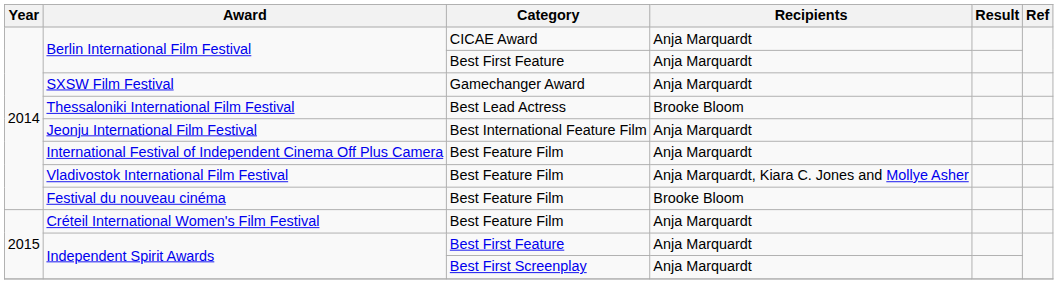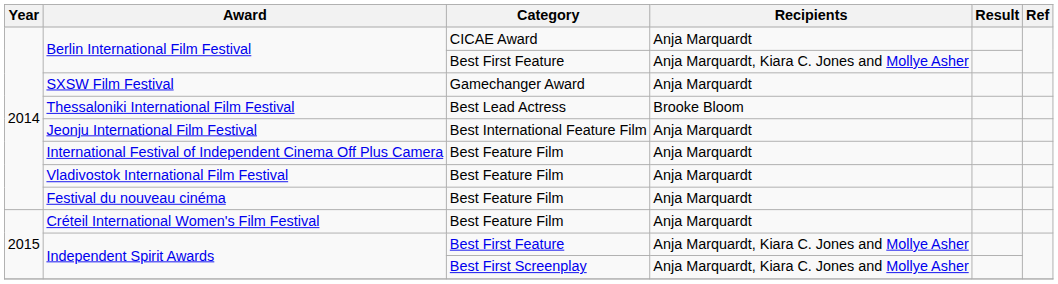(703, 61) Anja Marquardt -> (811, 61) Anja Marquardt, Kiara C. Jones and Mollye Asher
(811, 175) Anja Marquardt, Kiara C. Jones and Mollye Asher -> (703, 175) Anja Marquardt
(699, 198) Brooke Bloom -> (703, 198) Anja Marquardt
(703, 244) Anja Marquardt -> (811, 244) Anja Marquardt, Kiara C. Jones and Mollye Asher
(703, 267) Anja Marquardt -> (811, 267) Anja Marquardt, Kiara C. Jones and Mollye Asher
